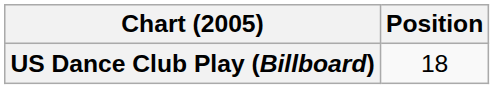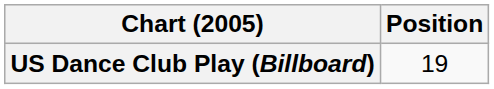(435, 63) 18 -> (435, 63) 19
